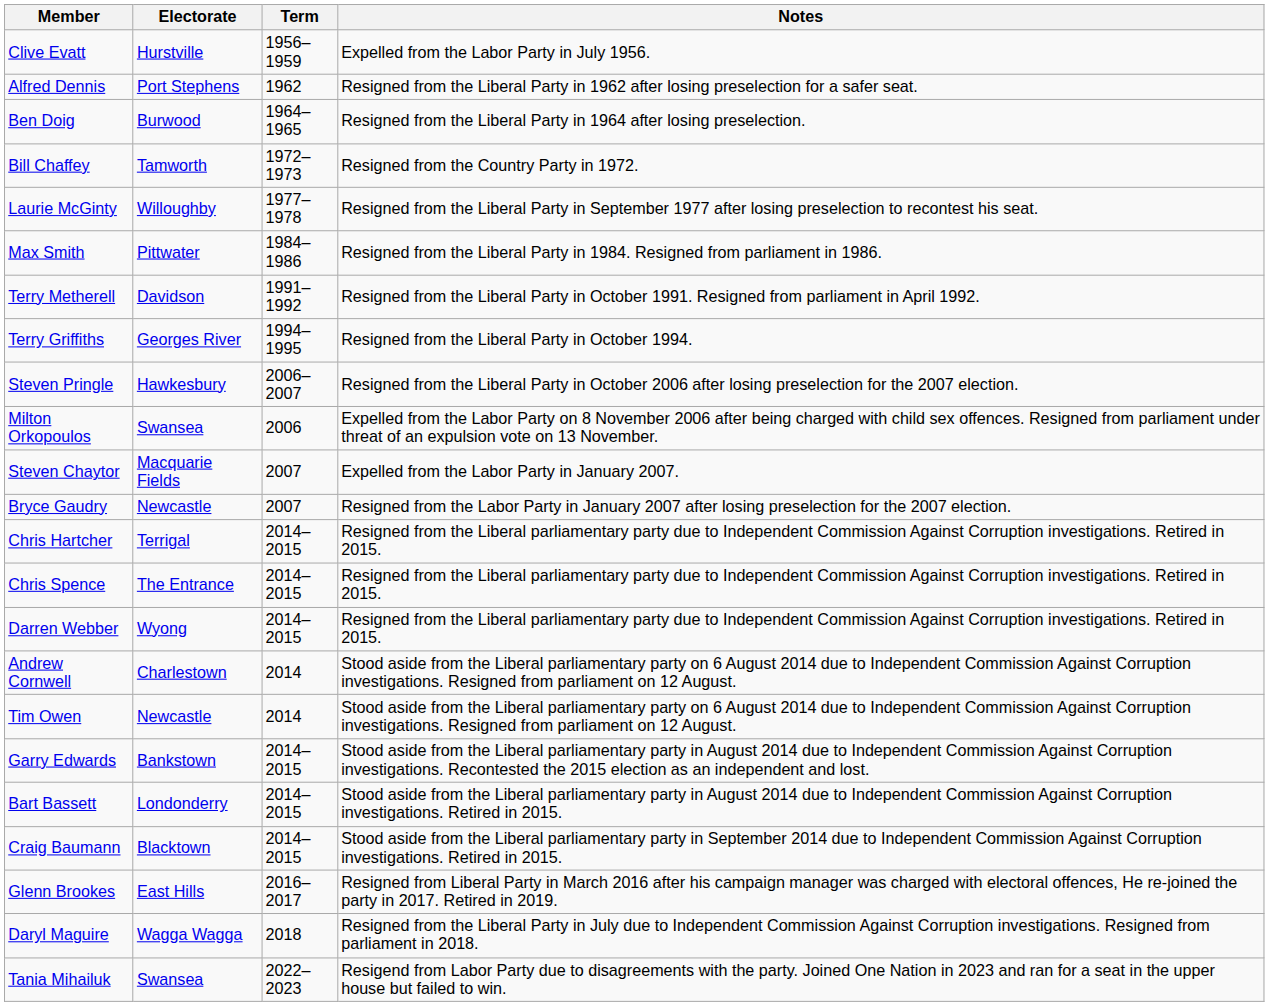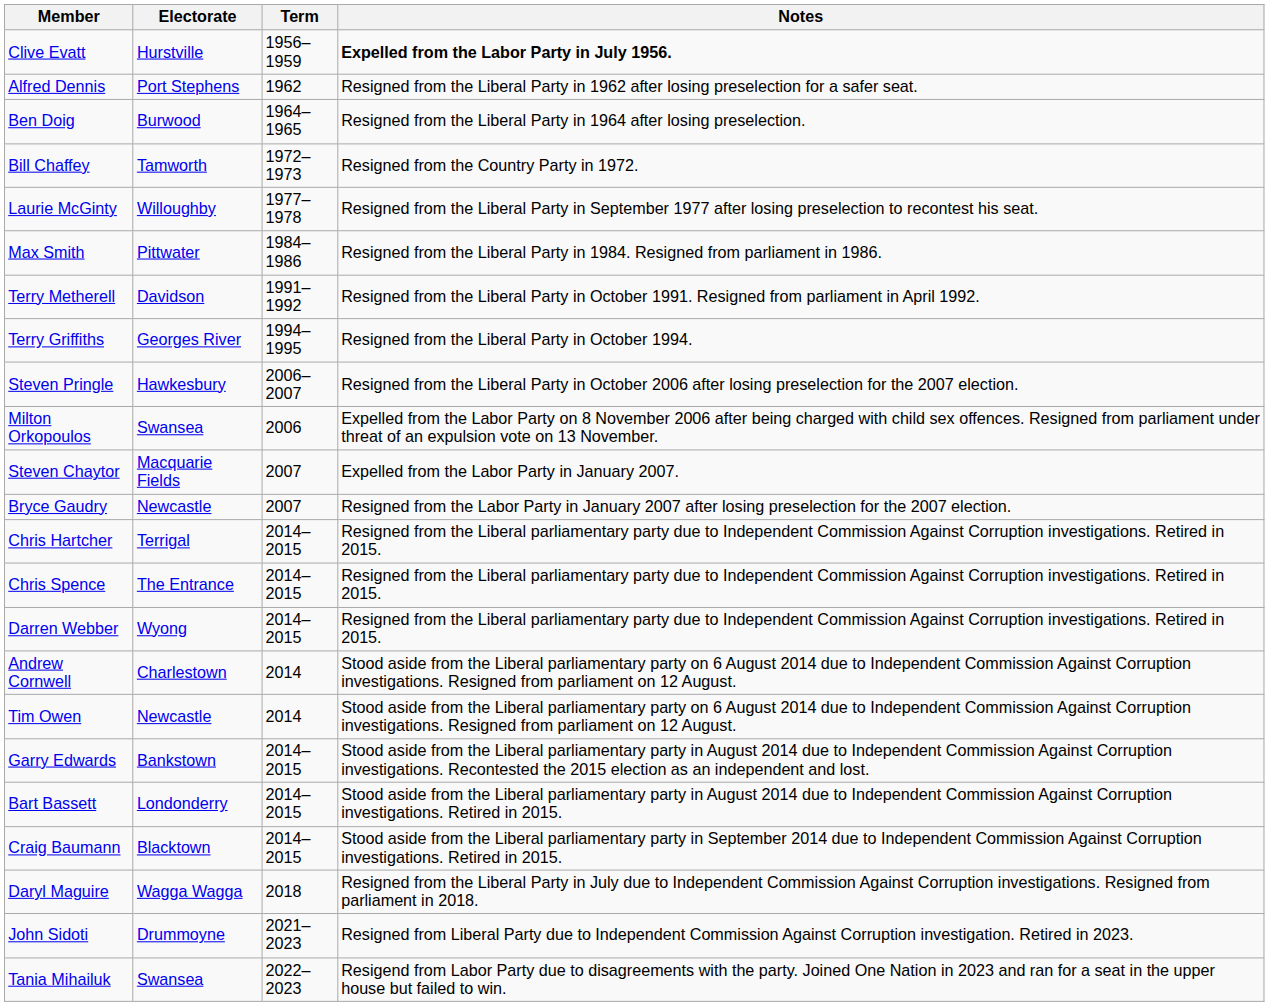(496, 52) normal -> (506, 52) bold
- row: (62, 891)
+ row: (48, 935)
